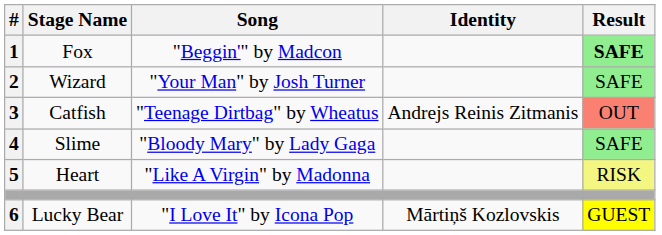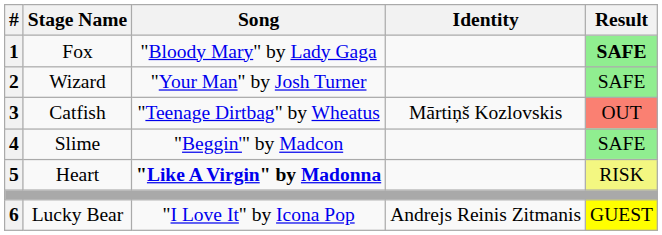(257, 50) "Beggin'" by Madcon -> (259, 50) "Bloody Mary" by Lady Gaga
(483, 112) Andrejs Reinis Zitmanis -> (486, 112) Mārtiņš Kozlovskis
(257, 143) "Bloody Mary" by Lady Gaga -> (259, 143) "Beggin'" by Madcon
(257, 174) normal -> (259, 174) bold
(483, 214) Mārtiņš Kozlovskis -> (486, 214) Andrejs Reinis Zitmanis
